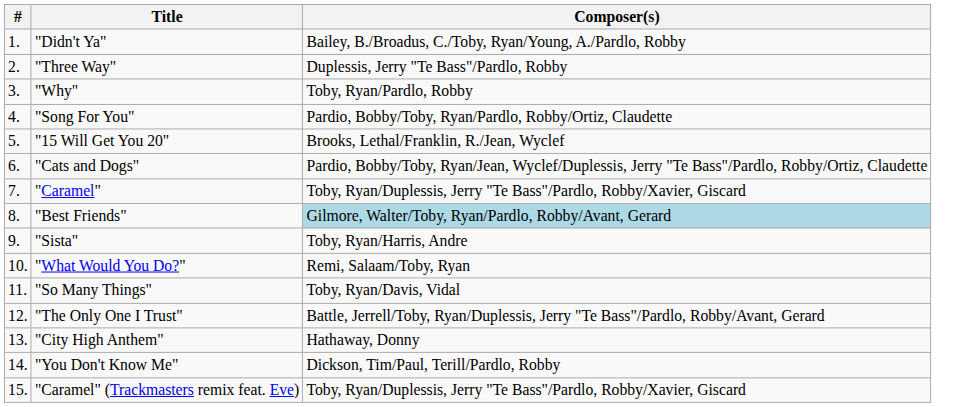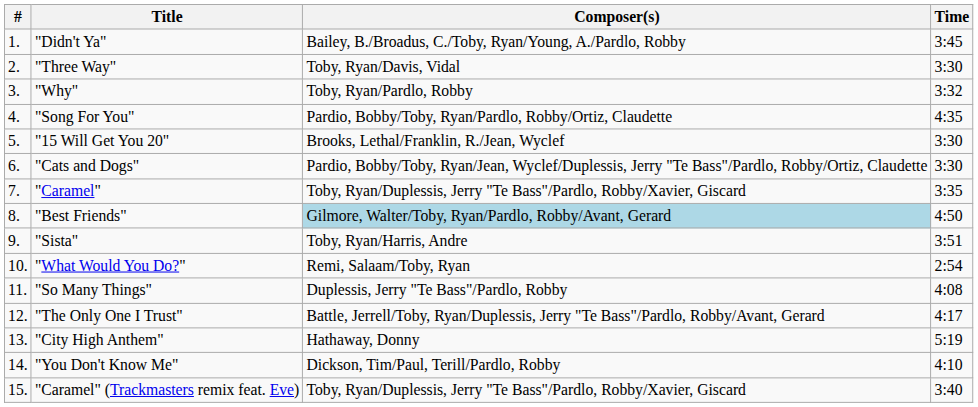+ column: (952, 16)
(437, 66) Duplessis, Jerry "Te Bass"/Pardlo, Robby -> (383, 66) Toby, Ryan/Davis, Vidal
(383, 290) Toby, Ryan/Davis, Vidal -> (437, 290) Duplessis, Jerry "Te Bass"/Pardlo, Robby
